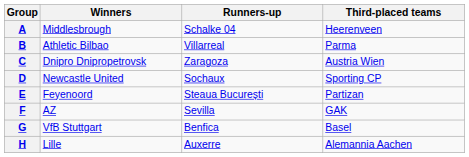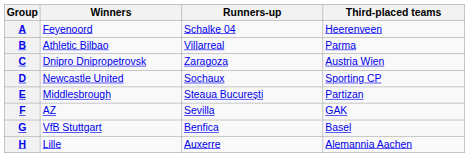(77, 29) Middlesbrough -> (68, 29) Feyenoord
(68, 95) Feyenoord -> (77, 95) Middlesbrough
